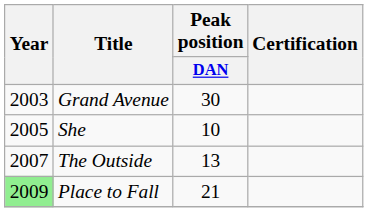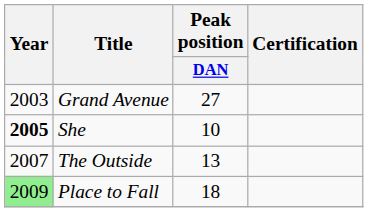(211, 99) 30 -> (211, 99) 27
(29, 130) normal -> (29, 130) bold
(211, 191) 21 -> (211, 191) 18
